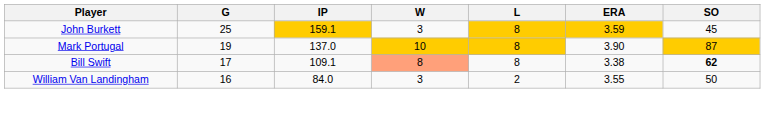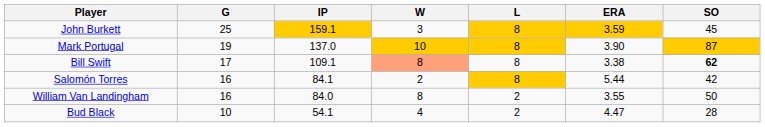+ row: (91, 79)
(420, 79) 3 -> (420, 96) 8
+ row: (91, 113)
